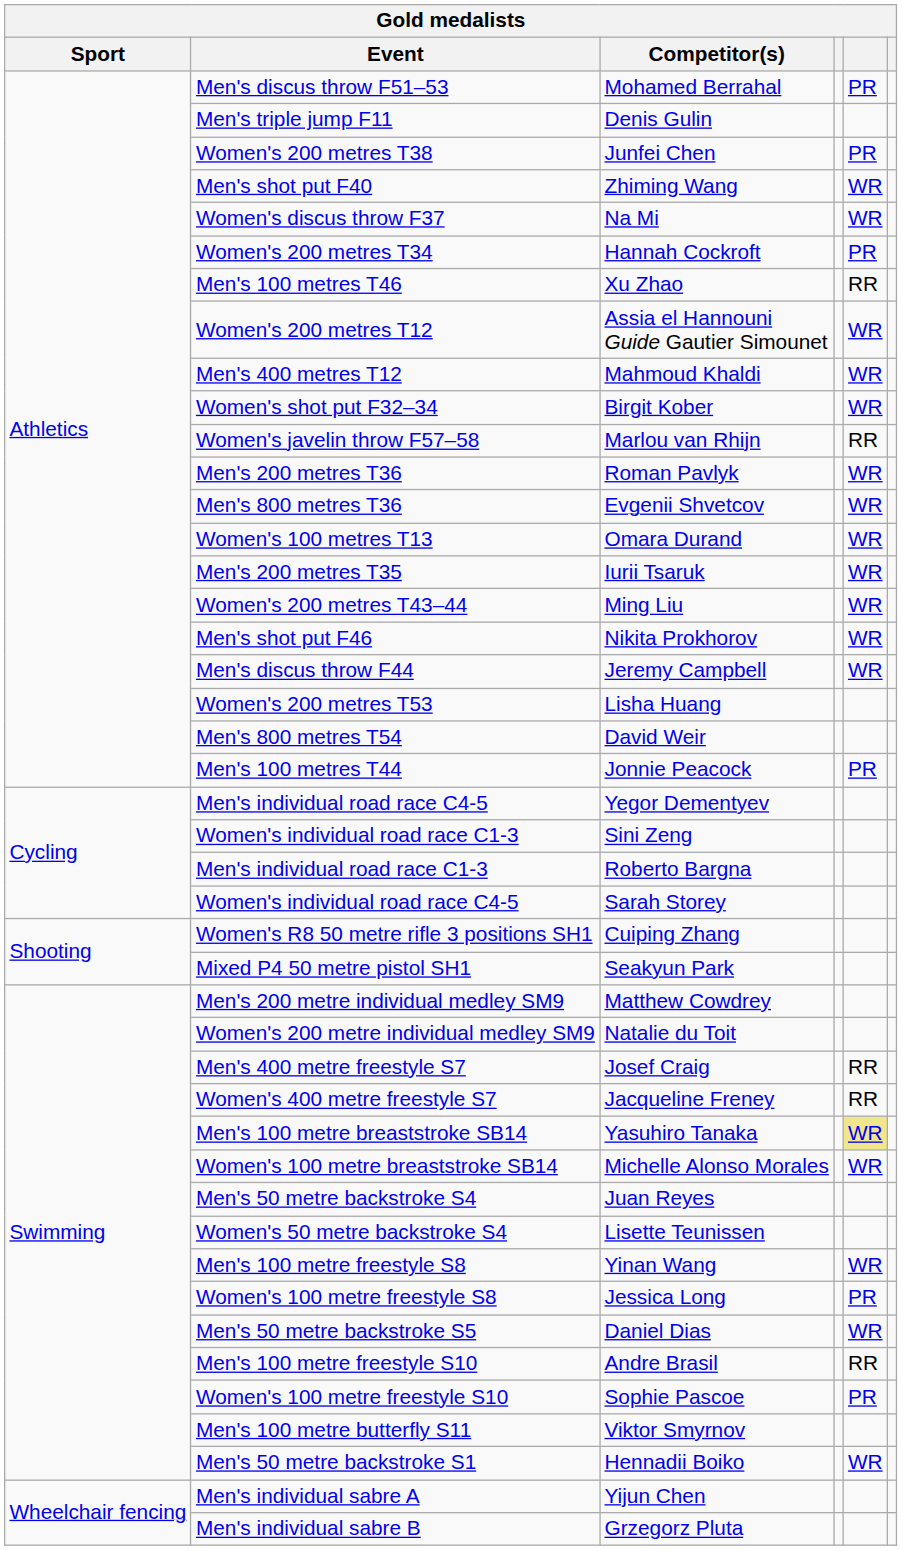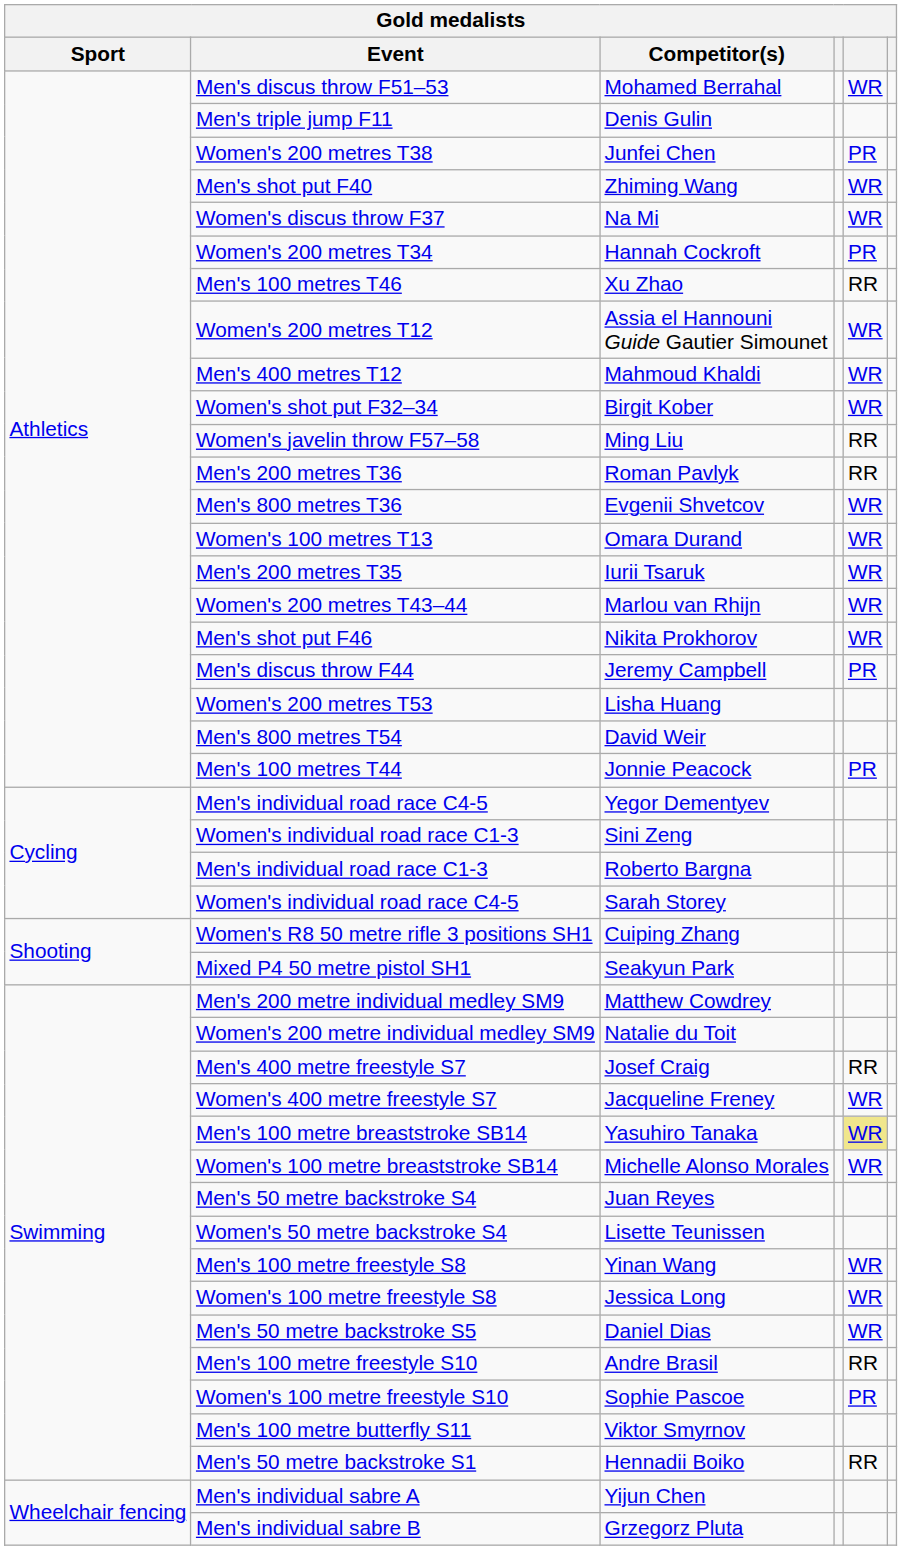(862, 86) PR -> (865, 86) WR
(683, 440) Marlou van Rhijn -> (644, 440) Ming Liu
(865, 473) WR -> (863, 473) RR
(644, 605) Ming Liu -> (683, 605) Marlou van Rhijn
(865, 671) WR -> (862, 671) PR
(863, 1099) RR -> (865, 1099) WR
(862, 1297) PR -> (865, 1297) WR
(865, 1462) WR -> (863, 1462) RR
